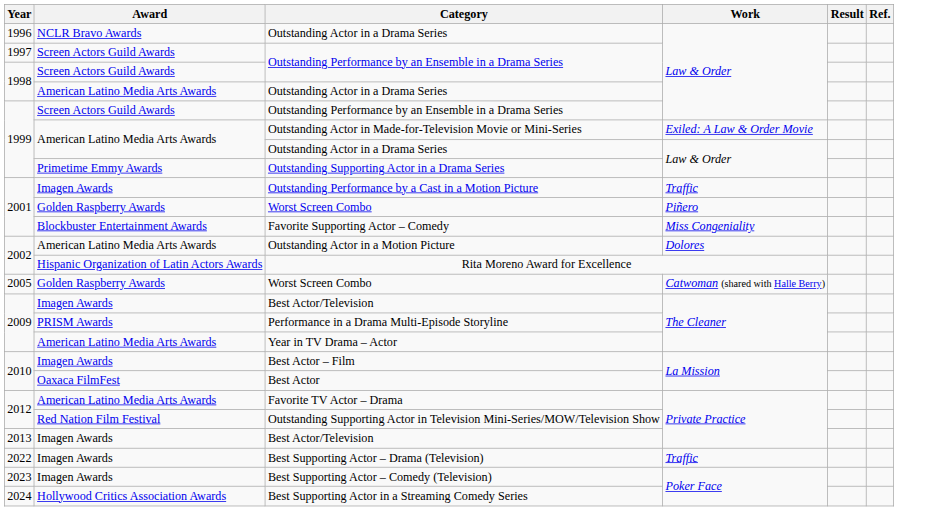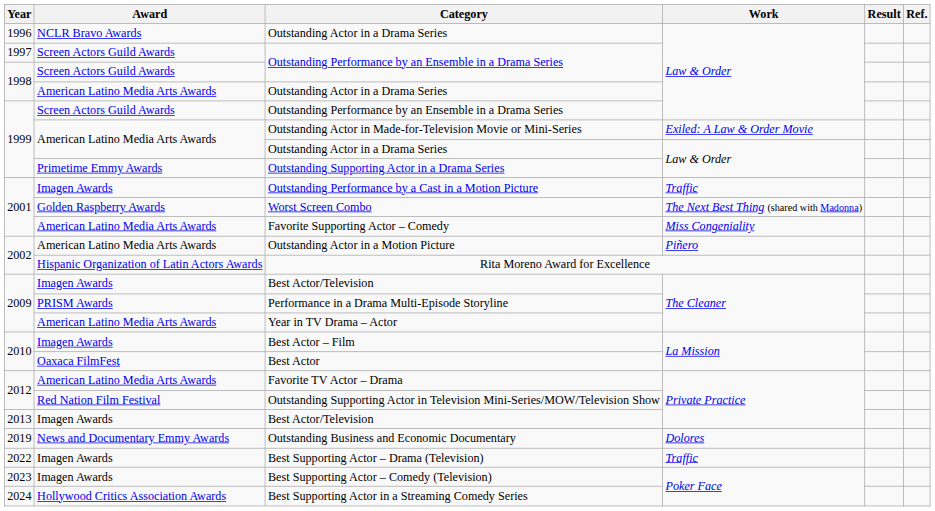(682, 206) Piñero -> (764, 206) The Next Best Thing (shared with Madonna)
(122, 226) Blockbuster Entertainment Awards -> (127, 226) American Latino Media Arts Awards
(685, 245) Dolores -> (682, 245) Piñero
- row: (19, 284)
+ row: (19, 438)
